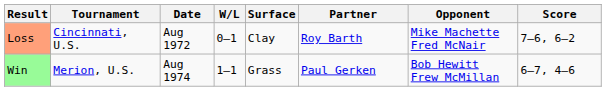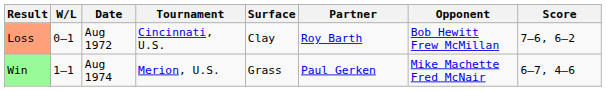columns swapped: (229, 14) <-> (106, 14)
(455, 39) Mike Machette Fred McNair -> (455, 39) Bob Hewitt Frew McMillan
(455, 70) Bob Hewitt Frew McMillan -> (455, 70) Mike Machette Fred McNair
